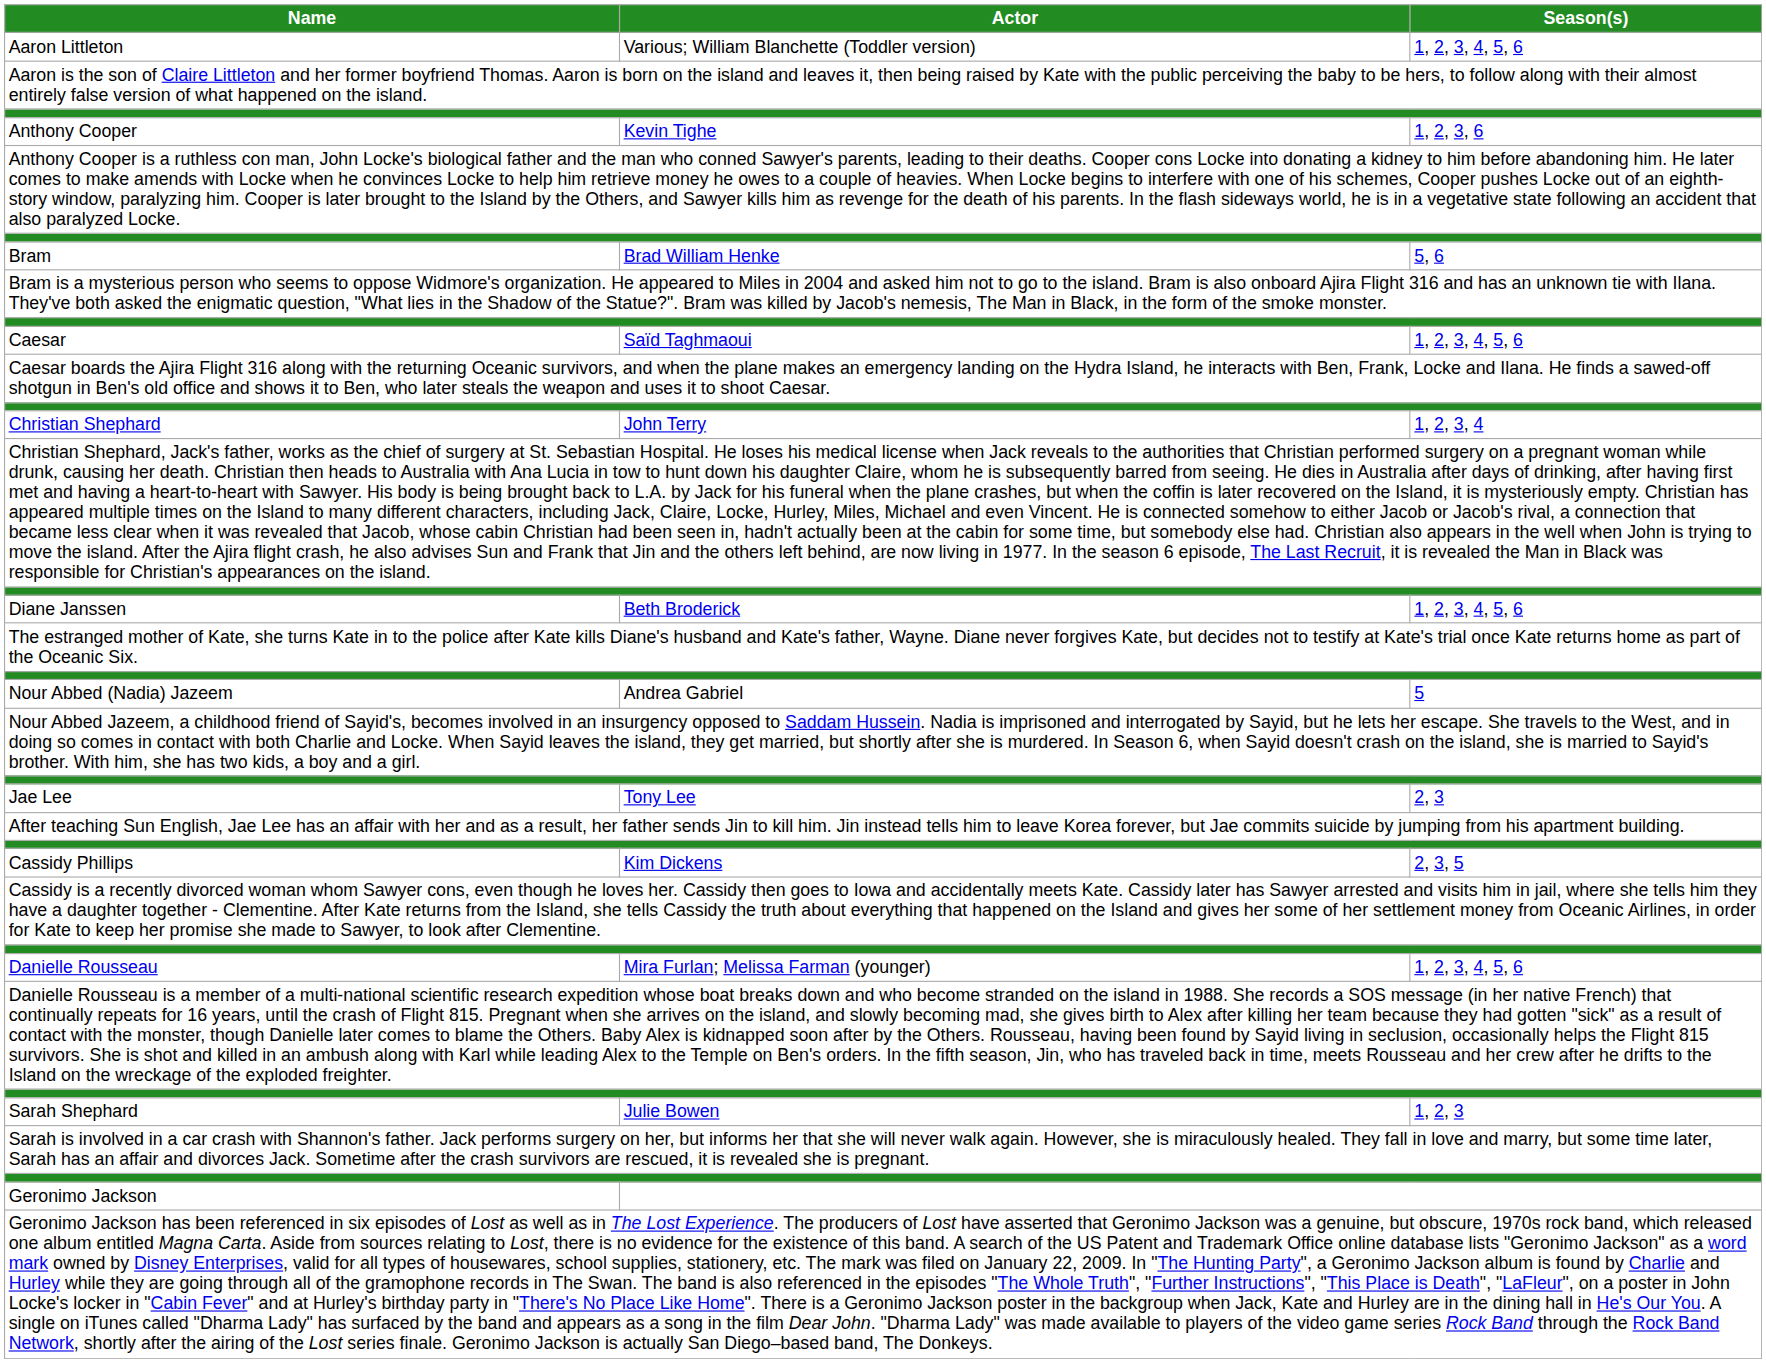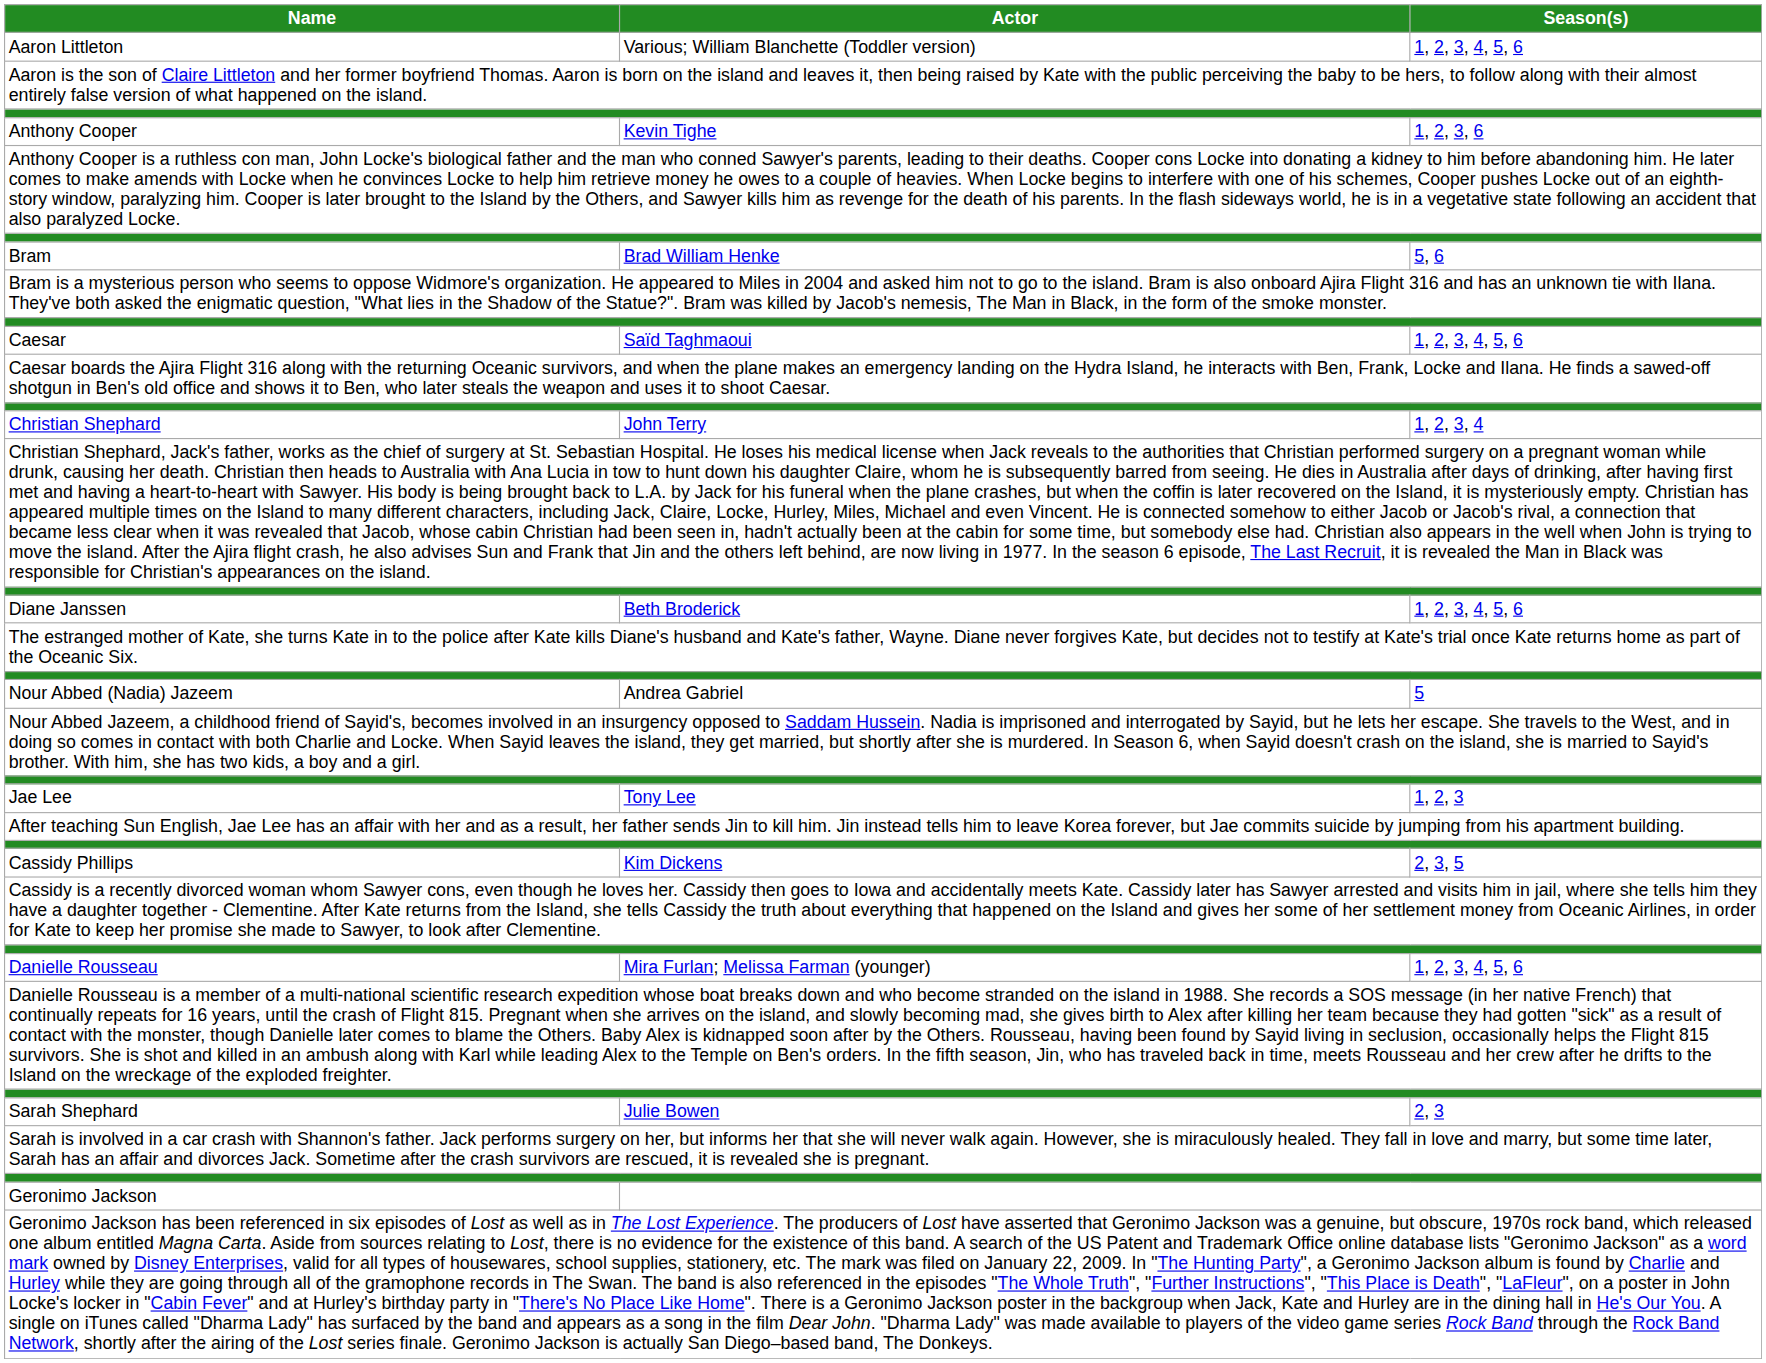(1429, 798) 2, 3 -> (1439, 798) 1, 2, 3
(1439, 1111) 1, 2, 3 -> (1429, 1111) 2, 3
